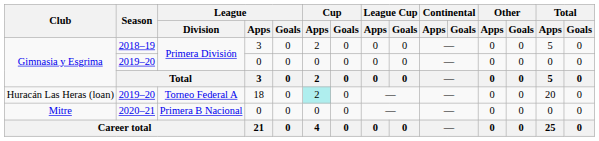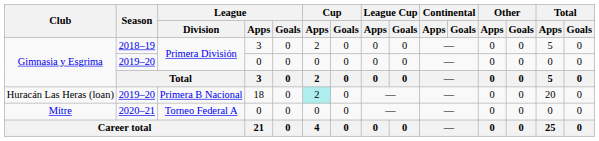(201, 95) Torneo Federal A -> (201, 95) Primera B Nacional
(201, 111) Primera B Nacional -> (201, 111) Torneo Federal A
